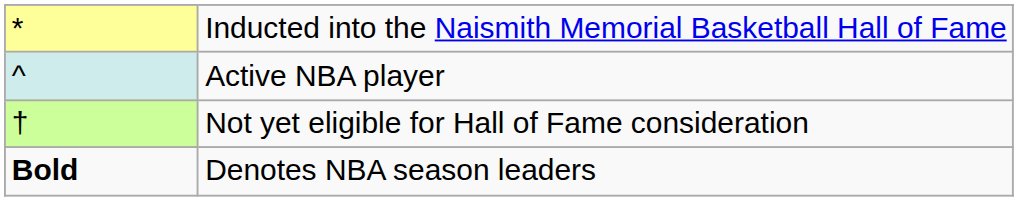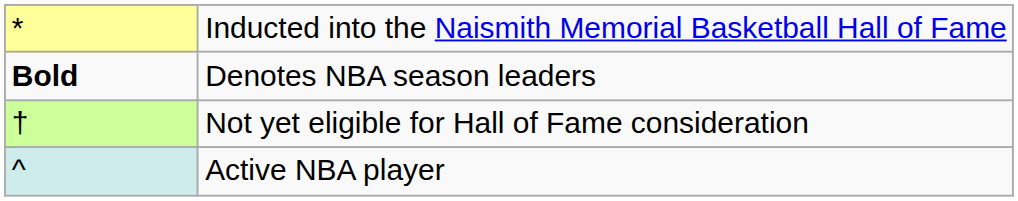rows swapped: (325, 75) <-> (401, 170)
